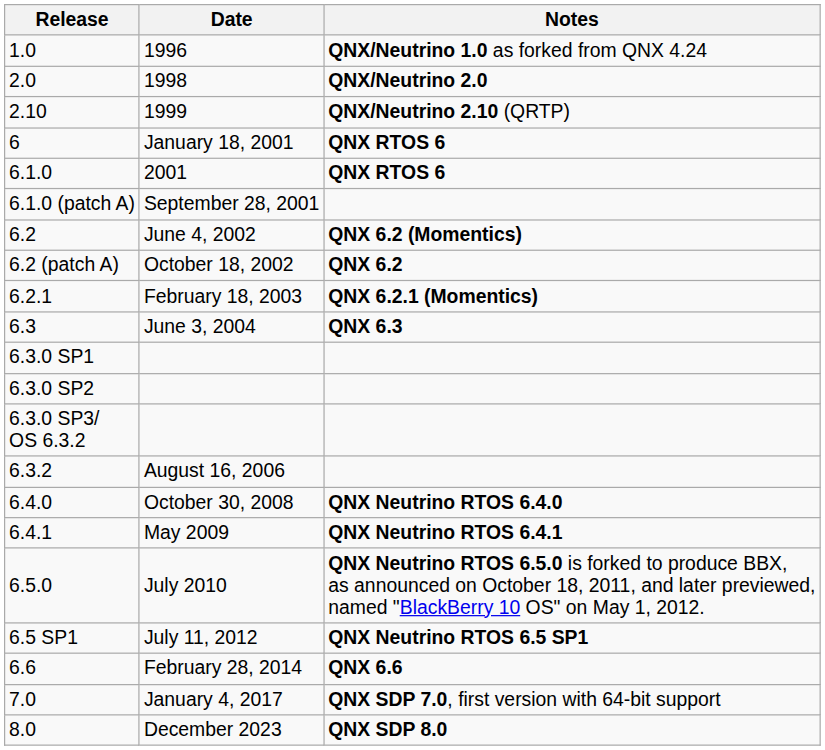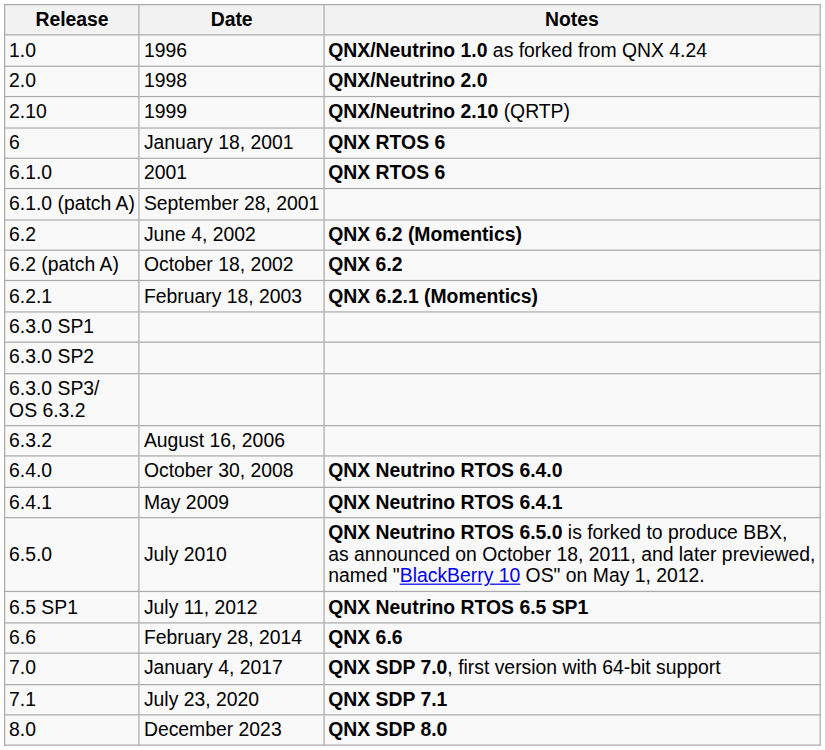- row: (23, 326)
+ row: (23, 699)
